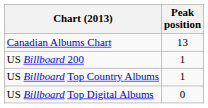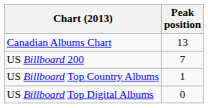(182, 59) 1 -> (182, 59) 7
